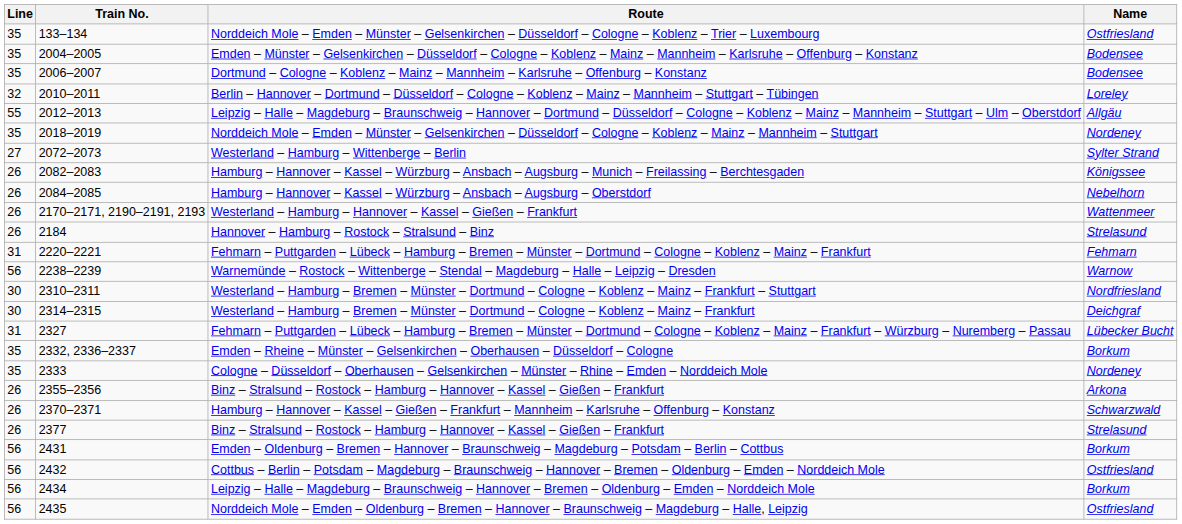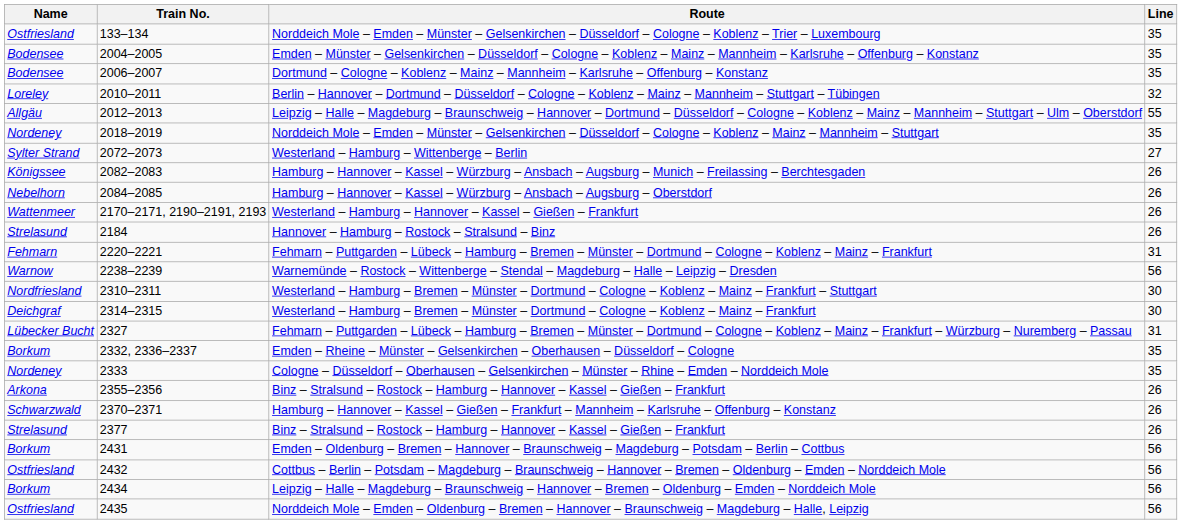columns swapped: (20, 14) <-> (1130, 14)
